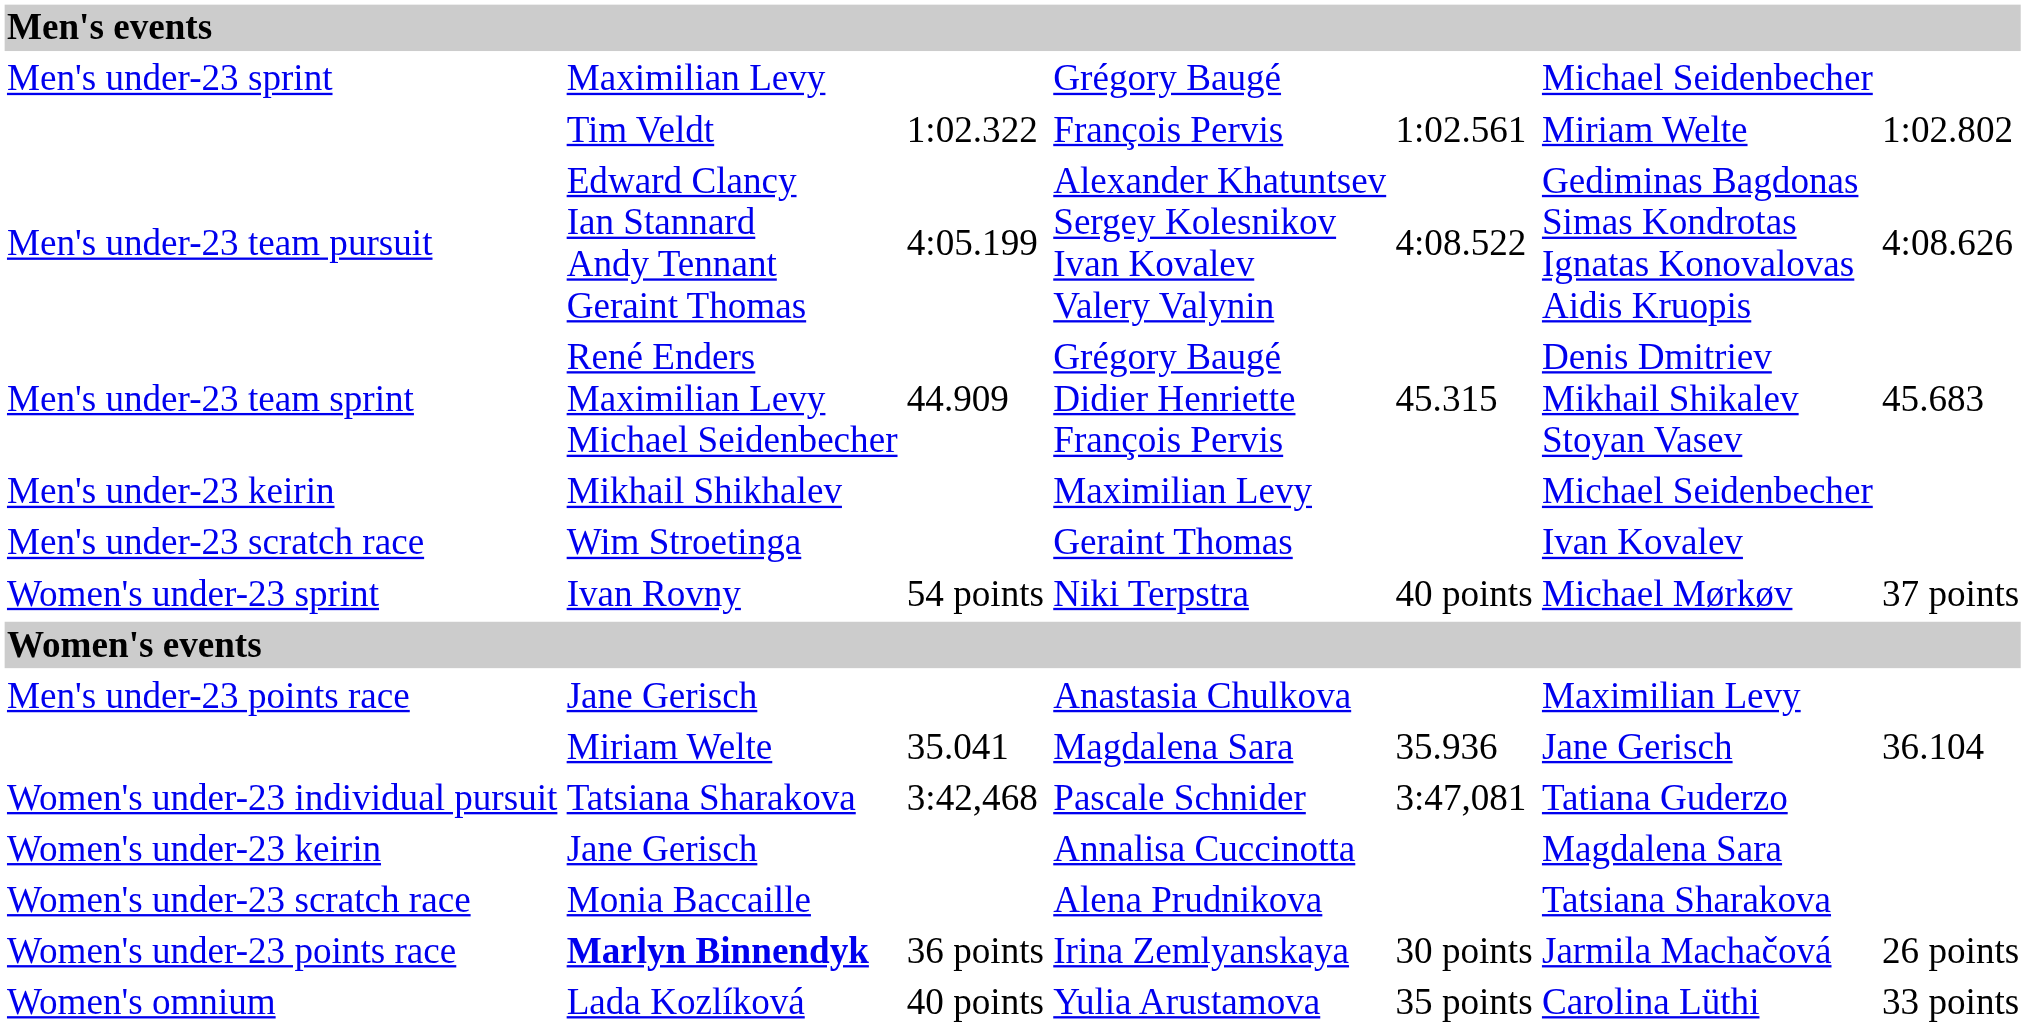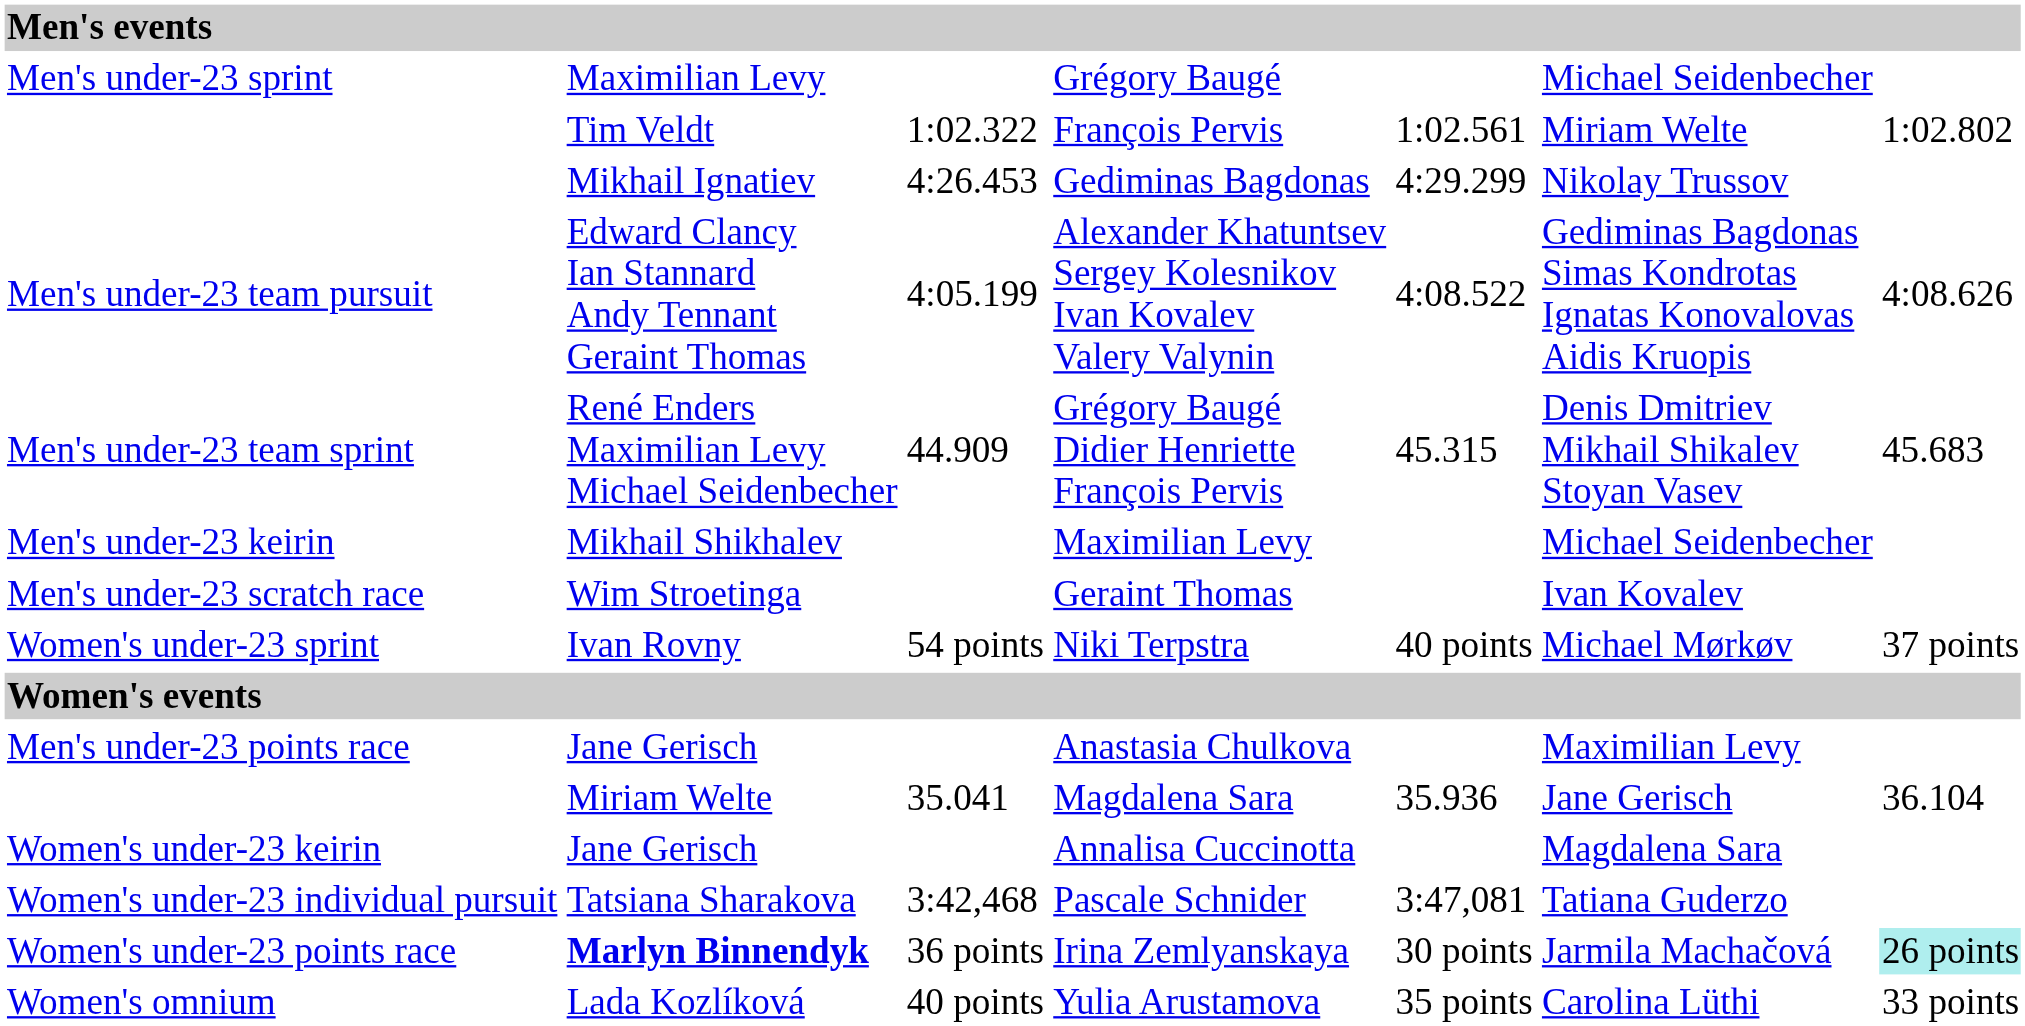+ row: (1211, 180)
rows swapped: (1180, 797) <-> (1204, 848)
- row: (1188, 899)
(1951, 950) no background -> (1951, 950) paleturquoise background
